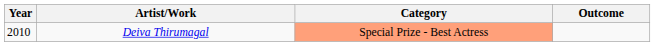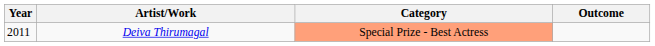(19, 32) 2010 -> (19, 32) 2011
